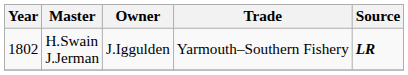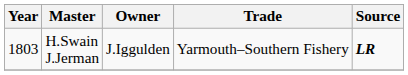(23, 49) 1802 -> (23, 49) 1803
